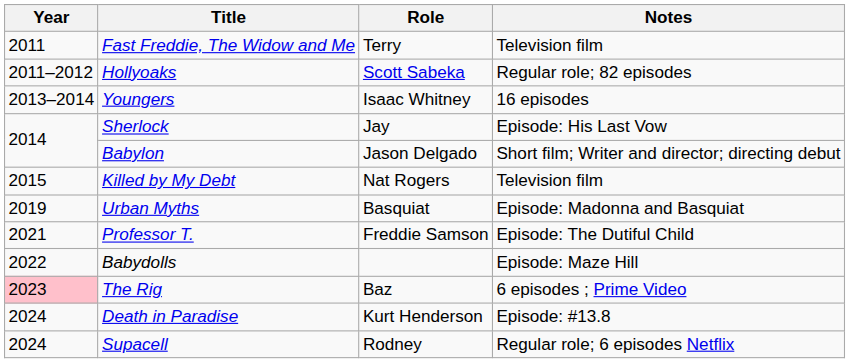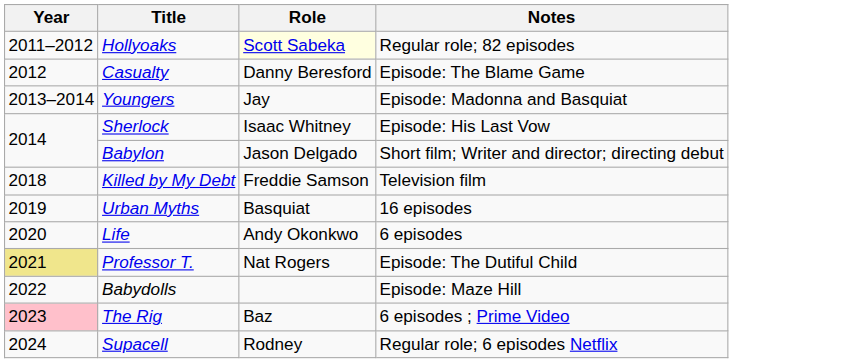- row: (229, 45)
(414, 72) no background -> (294, 45) lightyellow background
+ row: (135, 72)
(417, 99) Isaac Whitney -> (257, 99) Jay
(543, 99) 16 episodes -> (503, 99) Episode: Madonna and Basquiat
(376, 126) Jay -> (297, 126) Isaac Whitney
(28, 180) 2015 -> (28, 180) 2018
(406, 180) Nat Rogers -> (306, 180) Freddie Samson
(620, 208) Episode: Madonna and Basquiat -> (426, 208) 16 episodes
+ row: (116, 235)
(28, 235) no background -> (28, 262) khaki background
(426, 235) Freddie Samson -> (286, 262) Nat Rogers
- row: (170, 316)
